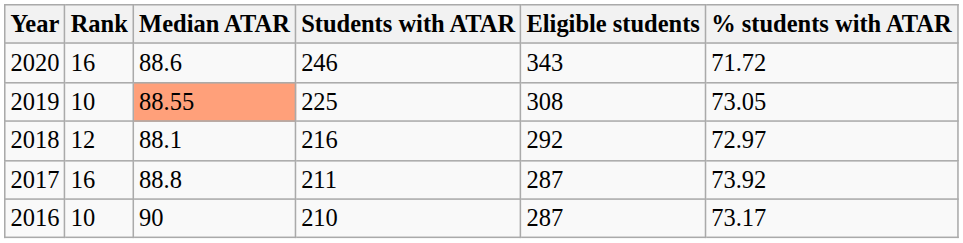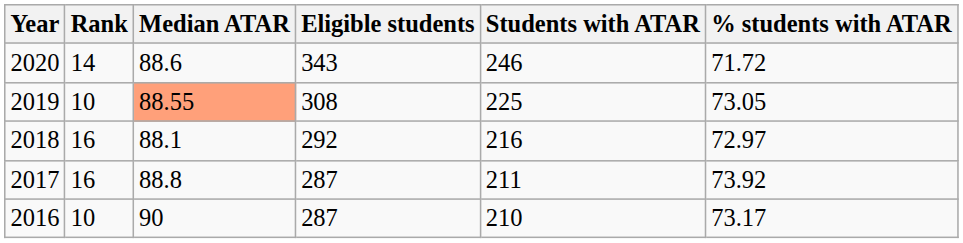columns swapped: (613, 23) <-> (408, 23)
(83, 62) 16 -> (83, 62) 14
(83, 140) 12 -> (83, 140) 16
